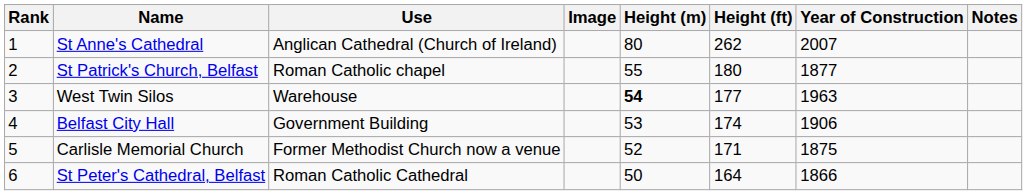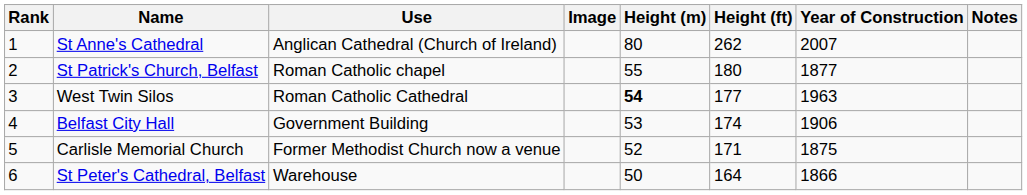(315, 96) Warehouse -> (370, 96) Roman Catholic Cathedral
(370, 176) Roman Catholic Cathedral -> (315, 176) Warehouse
